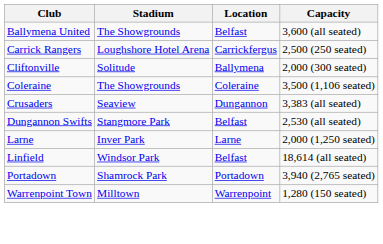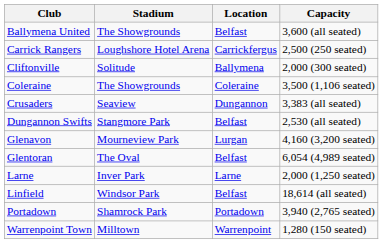+ row: (29, 139)
+ row: (30, 157)
